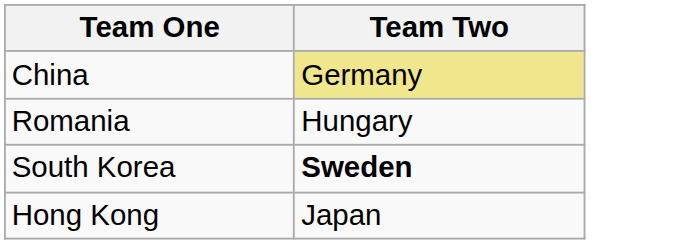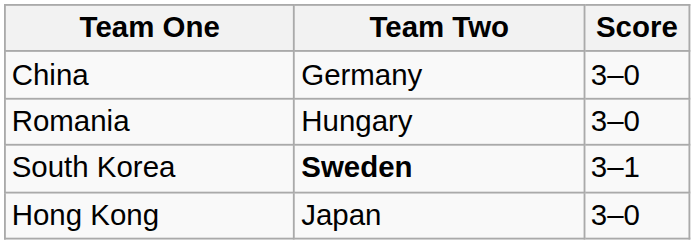+ column: (637, 27)
(362, 74) khaki background -> (362, 74) no background
